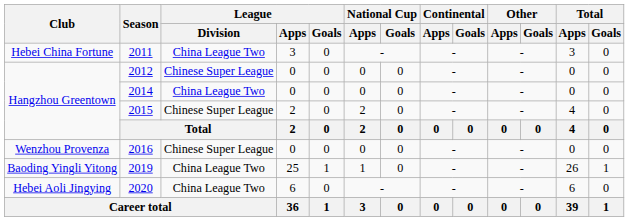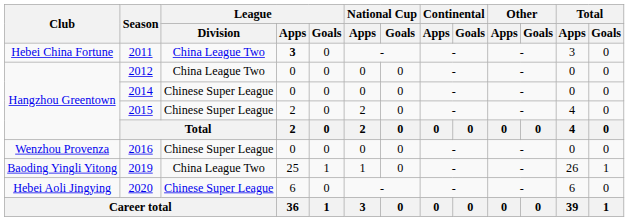(293, 52) normal -> (293, 52) bold
(219, 71) Chinese Super League -> (219, 71) China League Two
(219, 91) China League Two -> (219, 91) Chinese Super League
(219, 187) China League Two -> (219, 187) Chinese Super League
